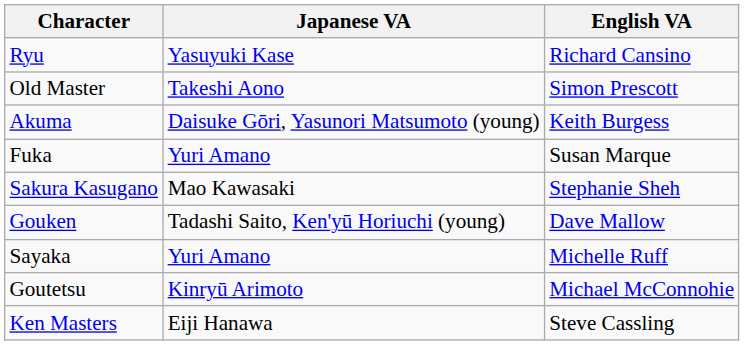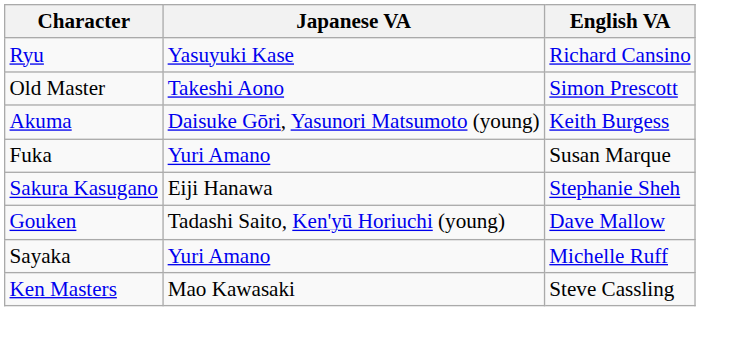(231, 188) Mao Kawasaki -> (220, 188) Eiji Hanawa
- row: (48, 289)
(220, 322) Eiji Hanawa -> (231, 289) Mao Kawasaki
